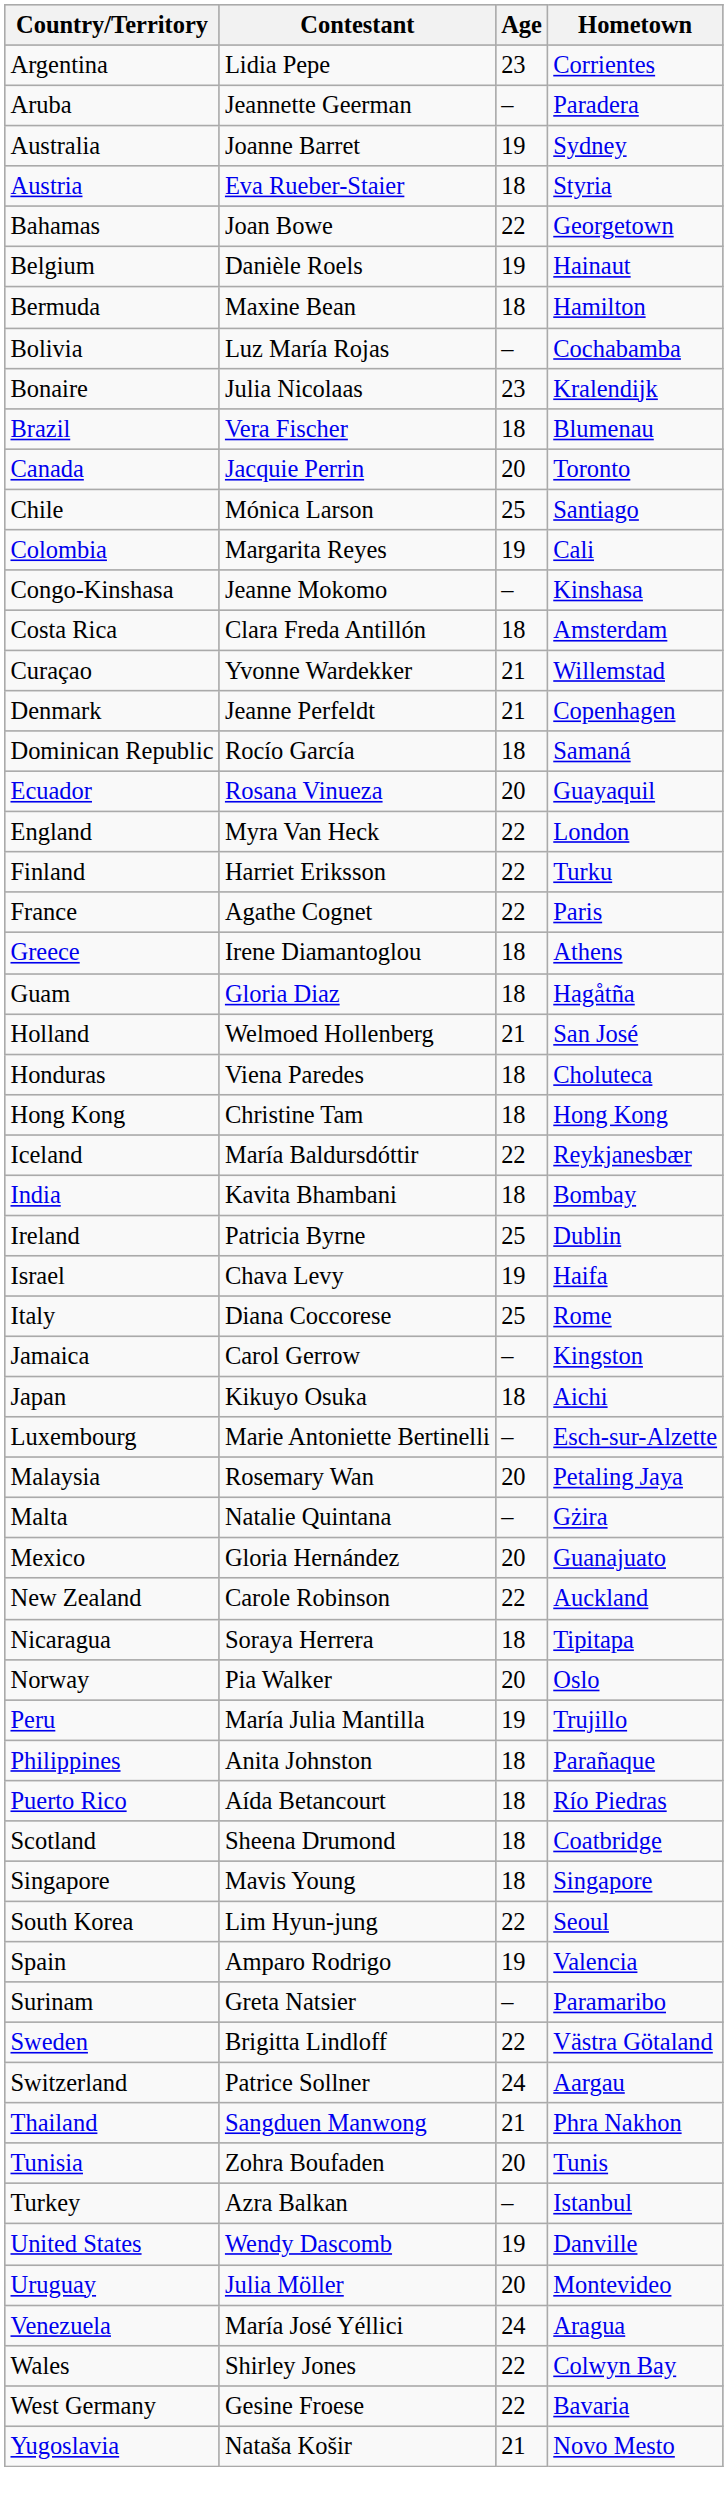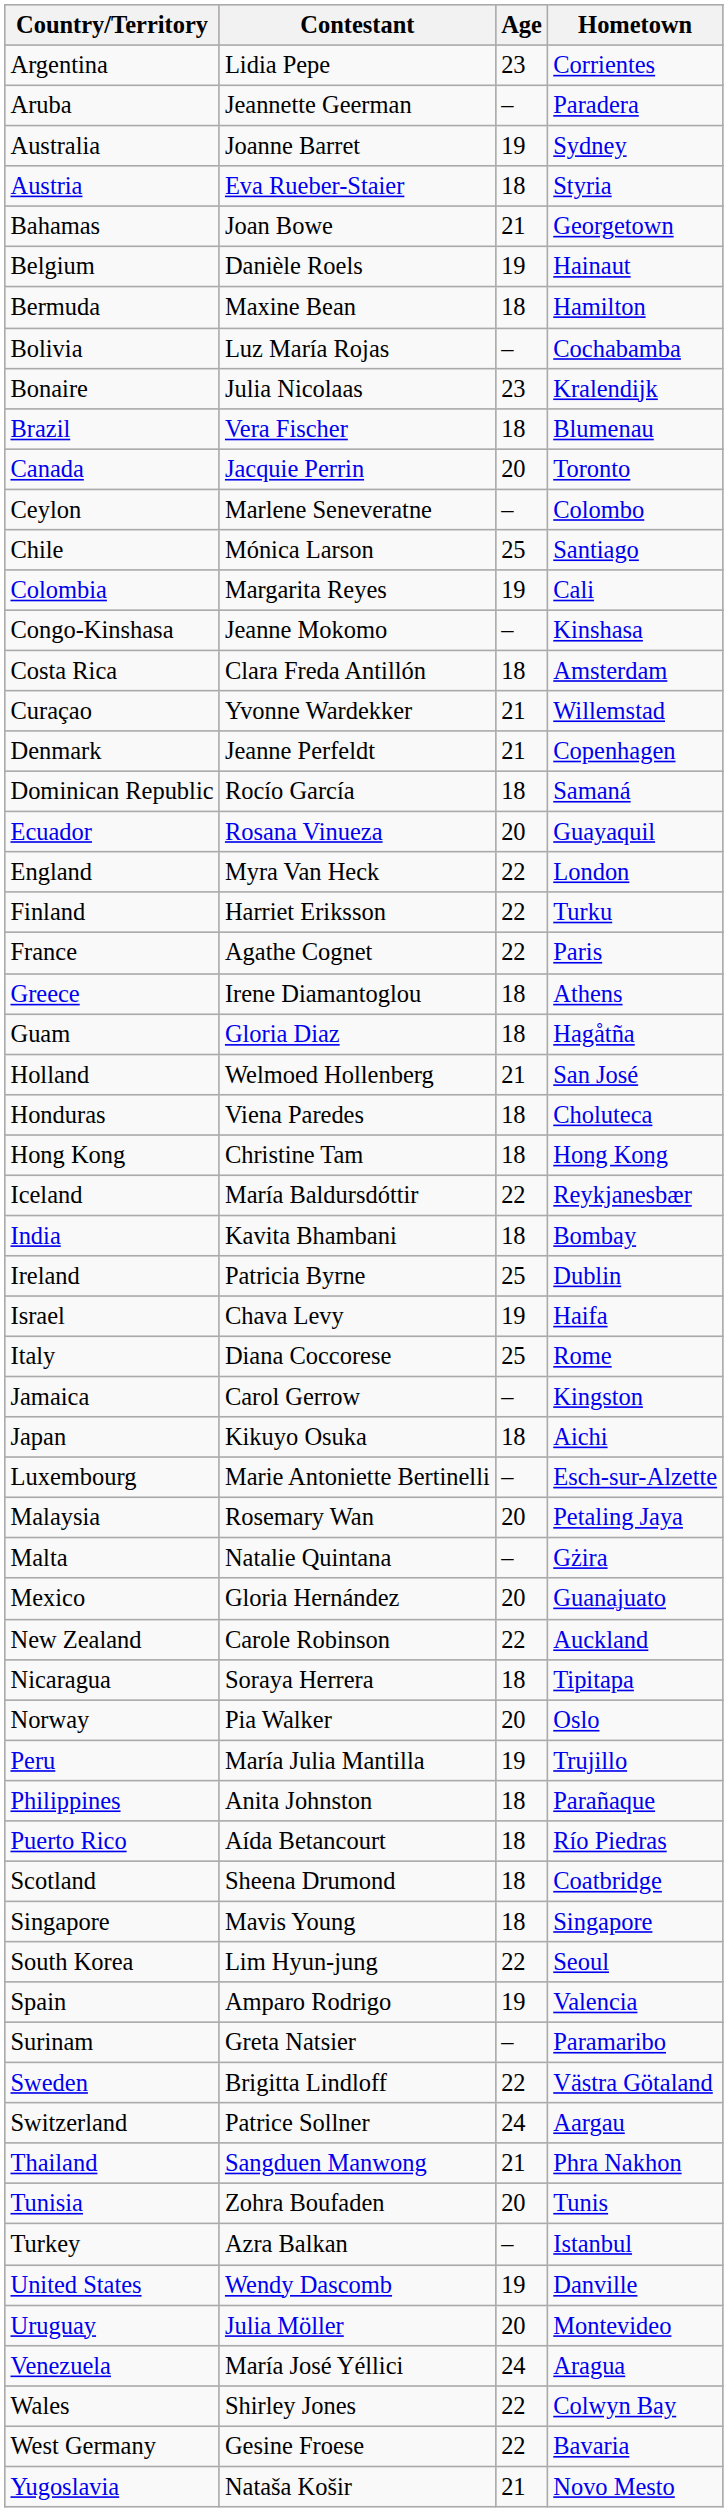(513, 226) 22 -> (513, 226) 21
+ row: (46, 509)
